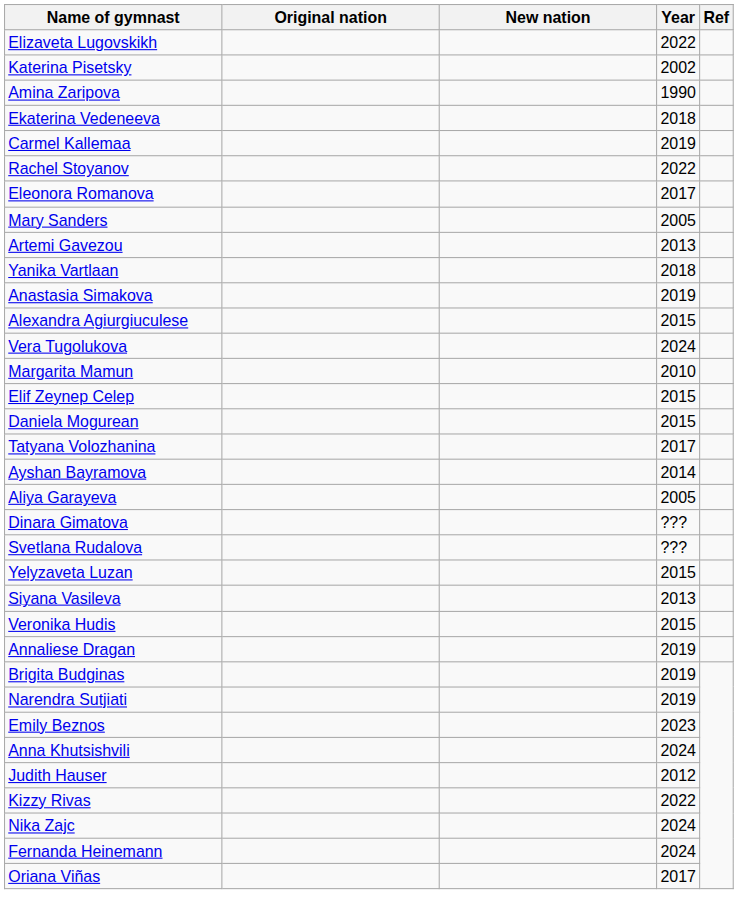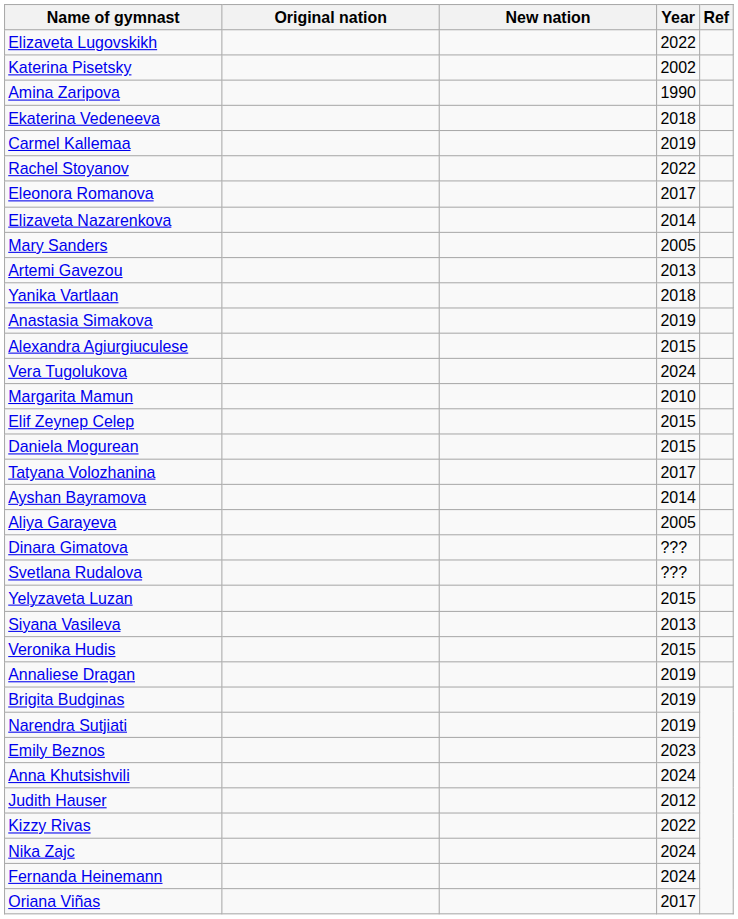+ row: (90, 219)
